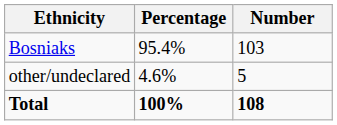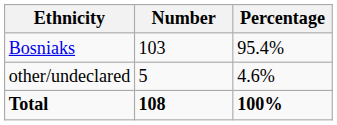columns swapped: (282, 18) <-> (184, 18)
